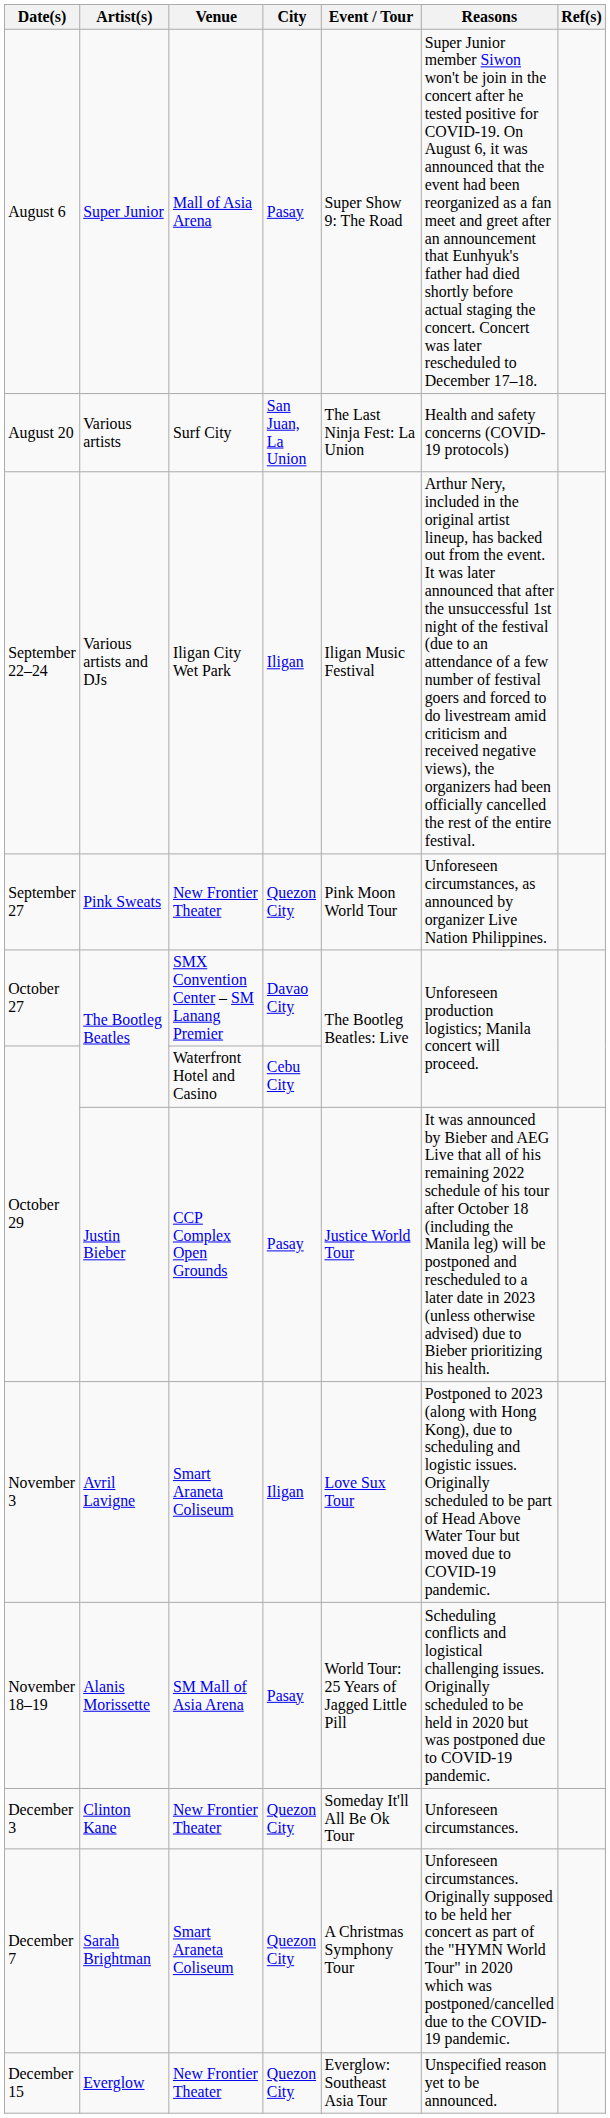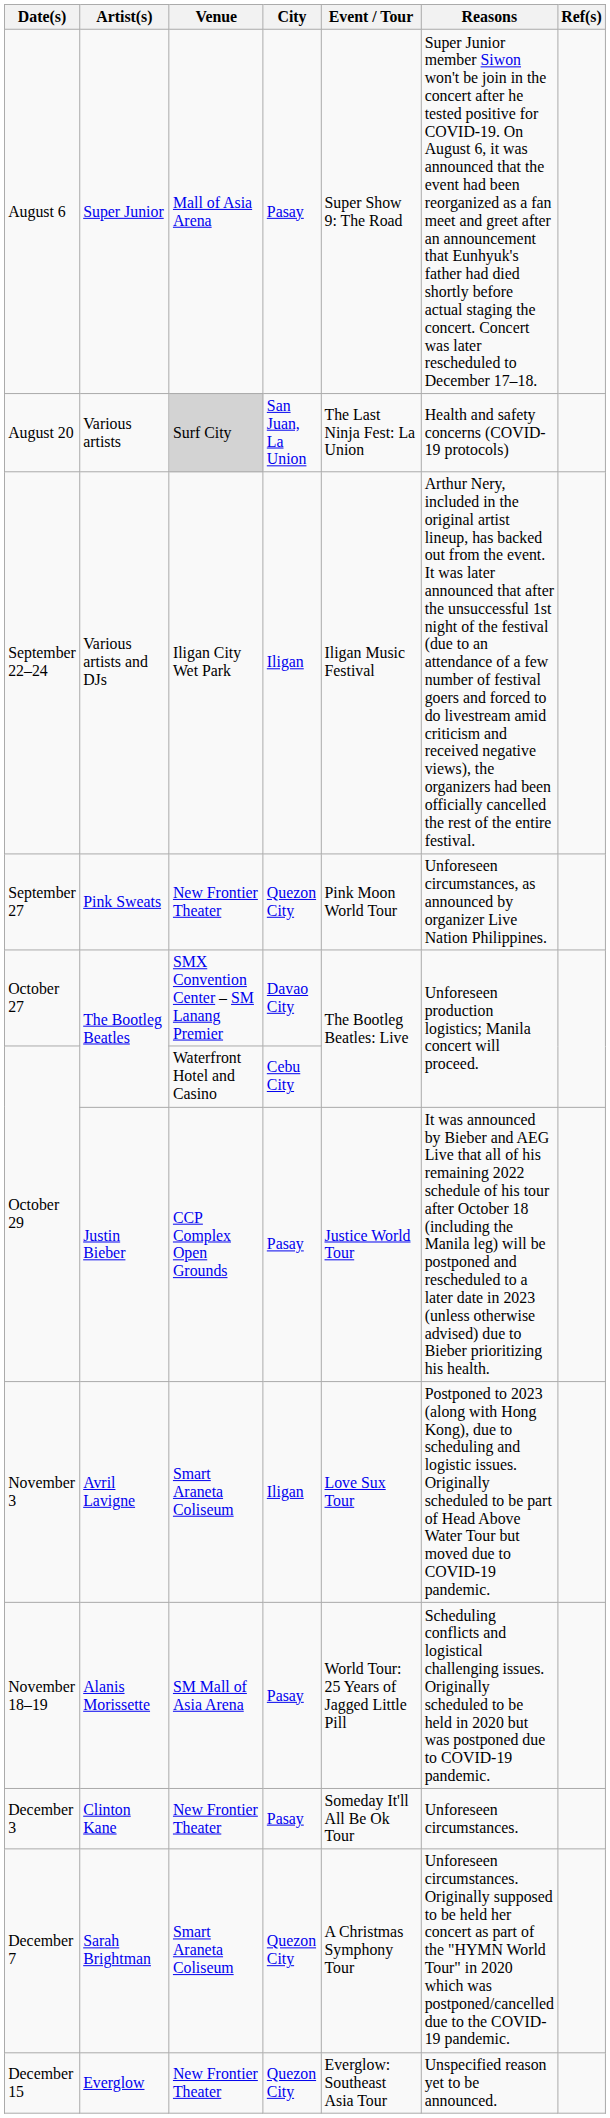(202, 432) no background -> (202, 432) lightgrey background
(291, 1818) Quezon City -> (285, 1818) Pasay
